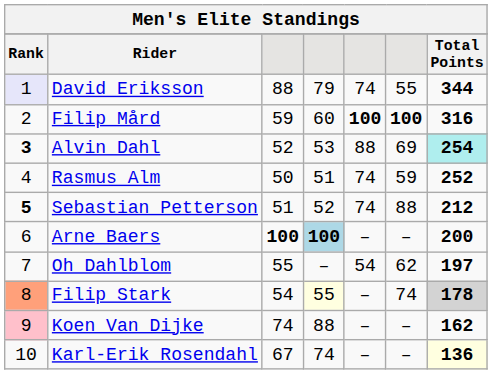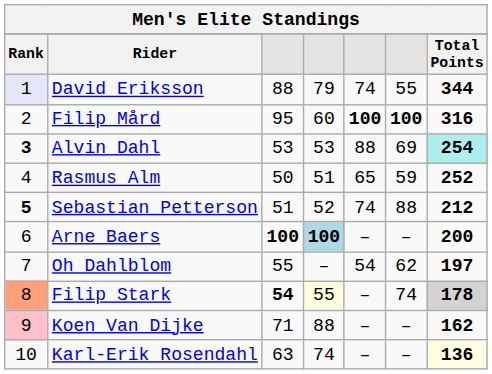(283, 119) 59 -> (283, 119) 95
(283, 148) 52 -> (283, 148) 53
(365, 178) 74 -> (365, 178) 65
(283, 296) normal -> (283, 296) bold
(283, 325) 74 -> (283, 325) 71
(283, 355) 67 -> (283, 355) 63
